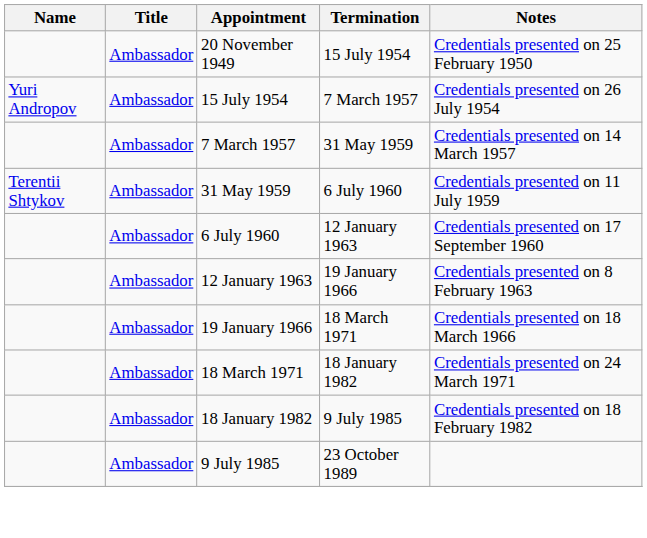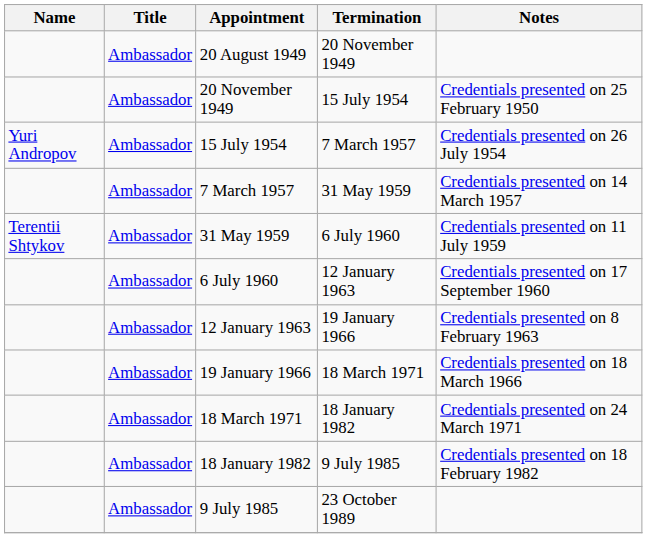+ row: (253, 53)
